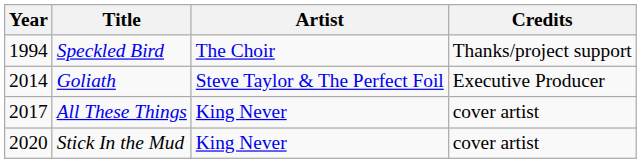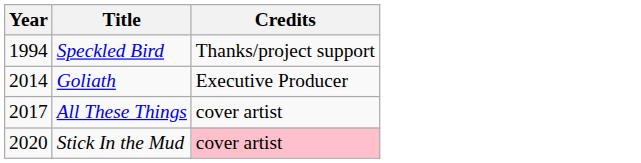- column: (320, 19)
(496, 142) no background -> (239, 142) pink background
